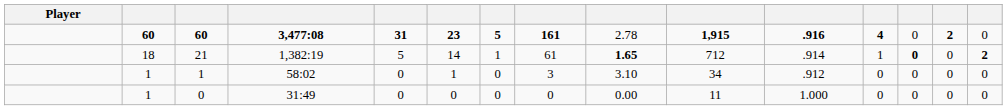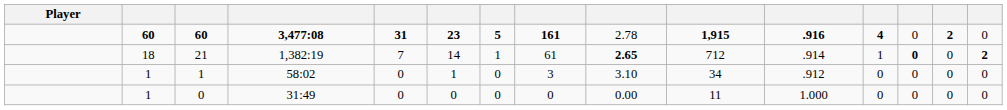(401, 54) 5 -> (401, 54) 7
(626, 54) 1.65 -> (626, 54) 2.65
